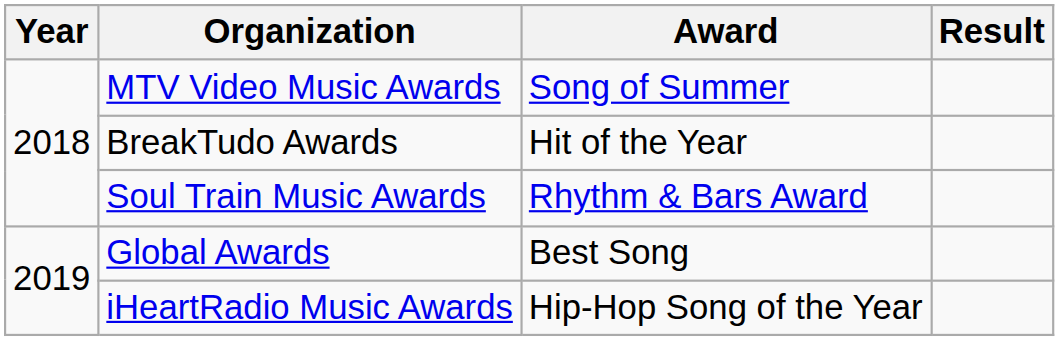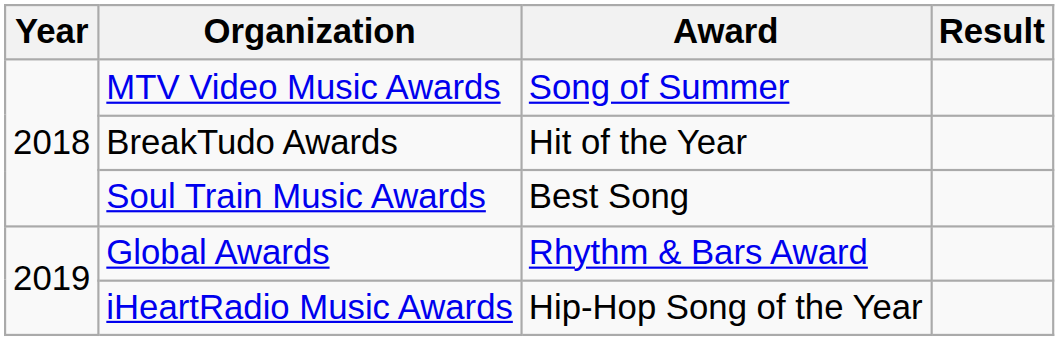(698, 197) Rhythm & Bars Award -> (609, 197) Best Song
(609, 252) Best Song -> (698, 252) Rhythm & Bars Award
